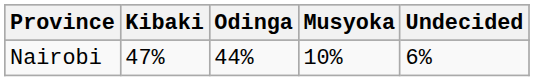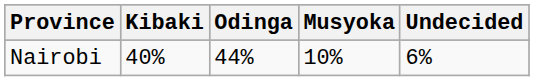(145, 58) 47% -> (145, 58) 40%
